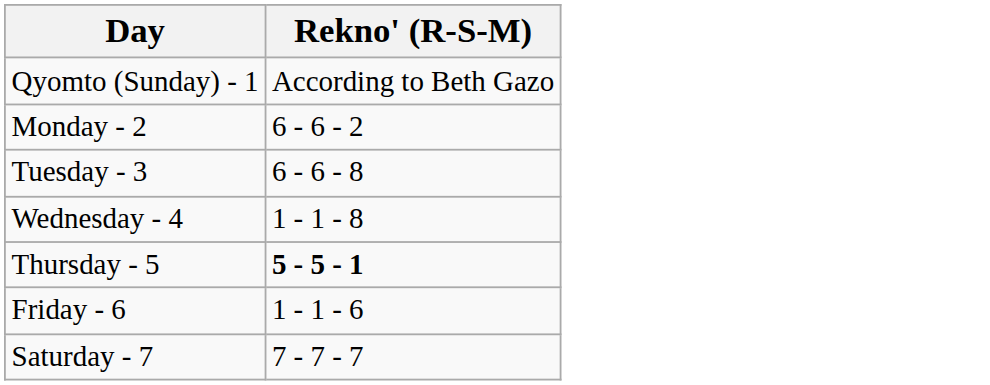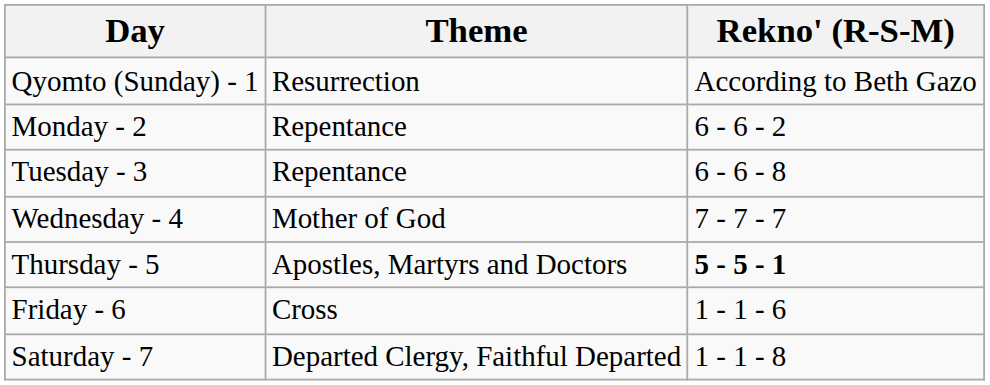+ column: (477, 31)
(318, 218) 1 - 1 - 8 -> (740, 218) 7 - 7 - 7
(318, 356) 7 - 7 - 7 -> (740, 356) 1 - 1 - 8
